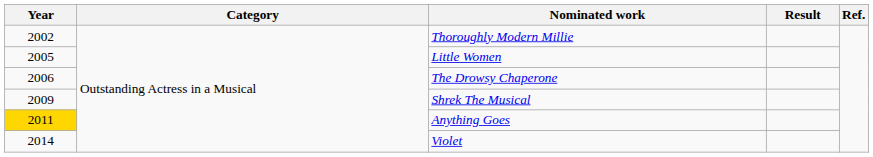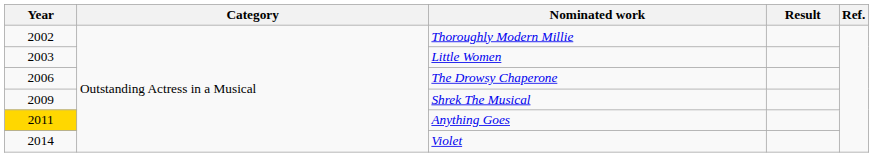(41, 57) 2005 -> (41, 57) 2003
